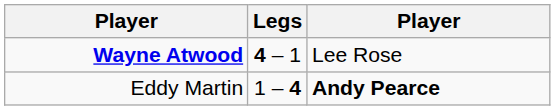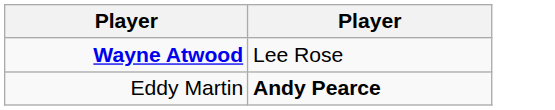- column: (278, 21)
